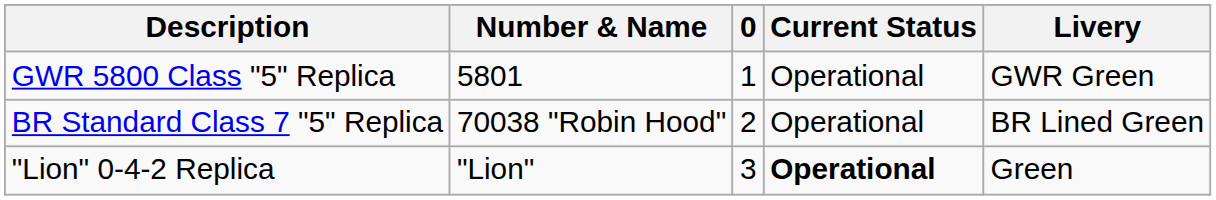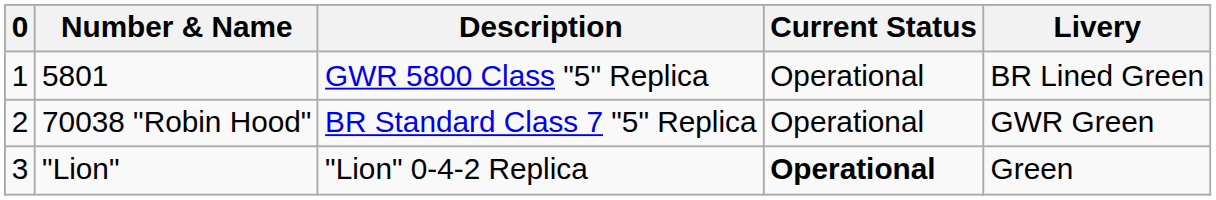columns swapped: (748, 28) <-> (227, 28)
(1072, 75) GWR Green -> (1097, 75) BR Lined Green
(1097, 122) BR Lined Green -> (1072, 122) GWR Green
